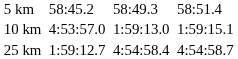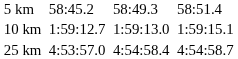(77, 29) 4:53:57.0 -> (77, 29) 1:59:12.7
(77, 50) 1:59:12.7 -> (77, 50) 4:53:57.0
